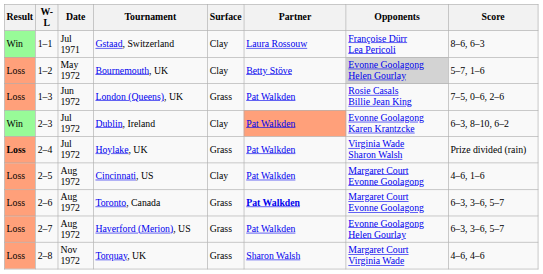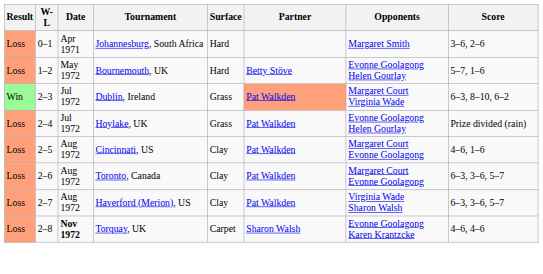+ row: (149, 44)
- row: (135, 44)
(219, 70) Clay -> (219, 70) Hard
(386, 70) lightgrey background -> (386, 70) no background
- row: (139, 97)
(219, 123) Clay -> (221, 97) Grass
(386, 123) Evonne Goolagong Karen Krantzcke -> (378, 97) Margaret Court Virginia Wade
(16, 150) bold -> (16, 123) normal
(376, 150) Virginia Wade Sharon Walsh -> (386, 123) Evonne Goolagong Helen Gourlay
(221, 202) Grass -> (219, 176) Clay
(273, 202) bold -> (271, 176) normal
(221, 229) Grass -> (219, 202) Clay
(386, 229) Evonne Goolagong Helen Gourlay -> (376, 202) Virginia Wade Sharon Walsh
(70, 255) normal -> (70, 229) bold
(221, 255) Grass -> (223, 229) Carpet
(378, 255) Margaret Court Virginia Wade -> (386, 229) Evonne Goolagong Karen Krantzcke
